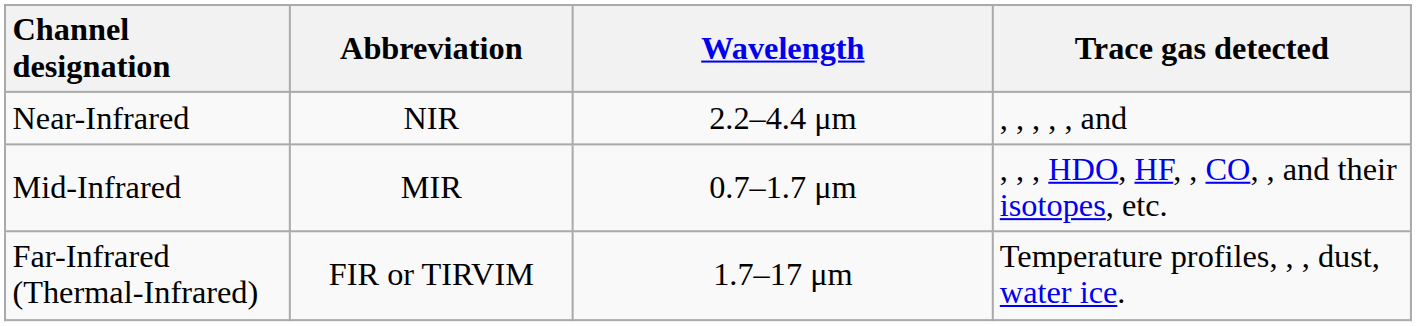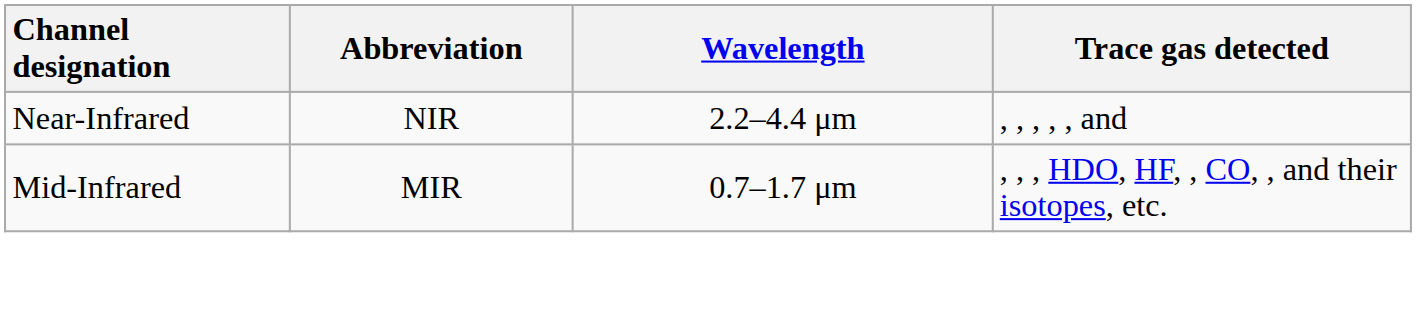- row: (135, 274)
